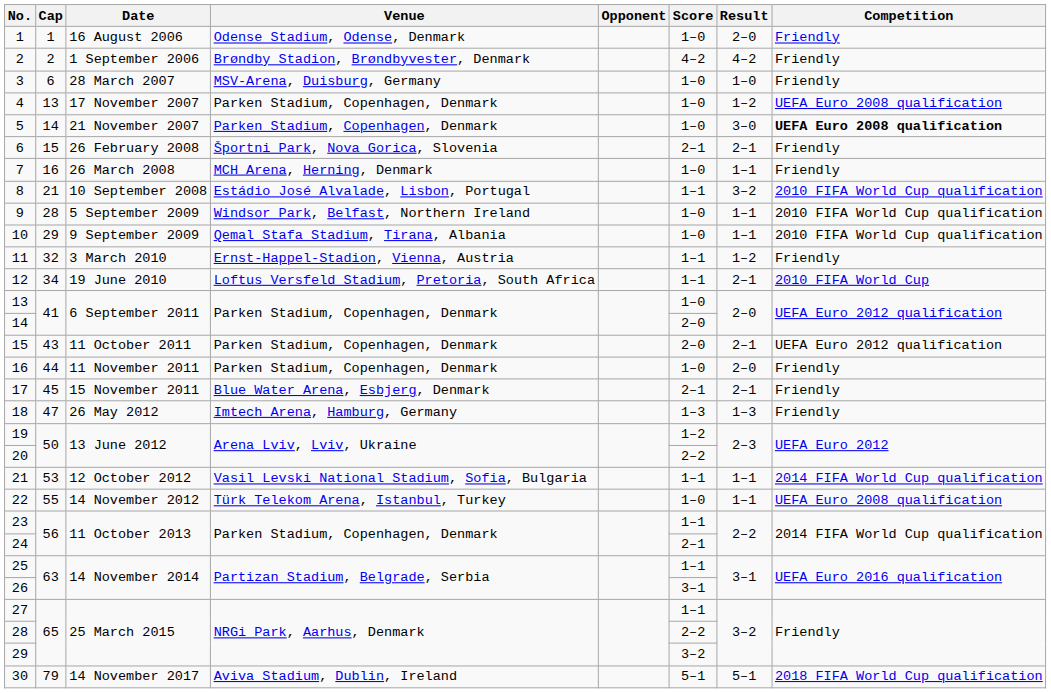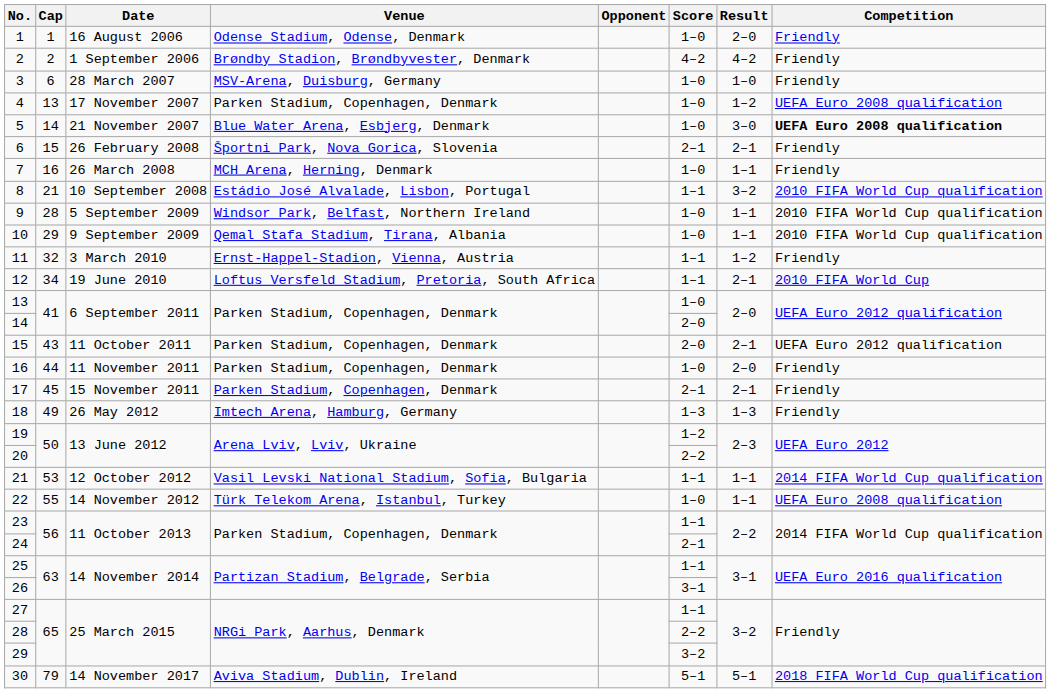(356, 126) Parken Stadium, Copenhagen, Denmark -> (352, 126) Blue Water Arena, Esbjerg, Denmark
(352, 390) Blue Water Arena, Esbjerg, Denmark -> (356, 390) Parken Stadium, Copenhagen, Denmark
(51, 412) 47 -> (51, 412) 49
